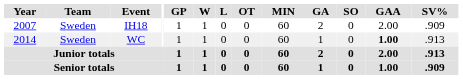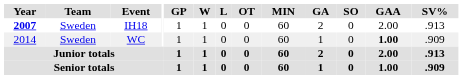(25, 25) normal -> (25, 25) bold
(435, 25) .909 -> (435, 25) .913
(435, 39) .913 -> (435, 39) .909
